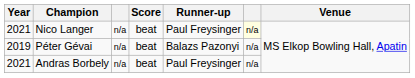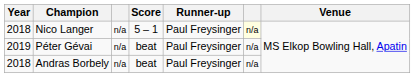(19, 30) 2021 -> (19, 30) 2018
(146, 30) beat -> (146, 30) 5 – 1
(203, 47) Balazs Pazonyi -> (203, 47) Paul Freysinger
(19, 64) 2021 -> (19, 64) 2018
